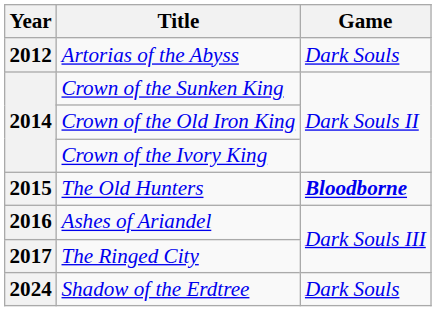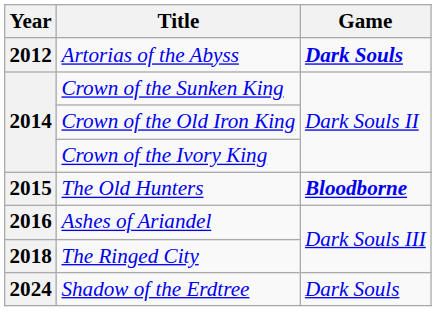(352, 54) normal -> (354, 54) bold
(31, 255) 2017 -> (31, 255) 2018
